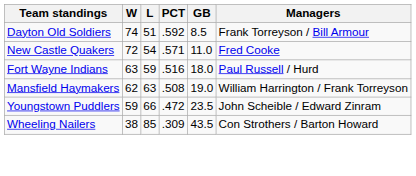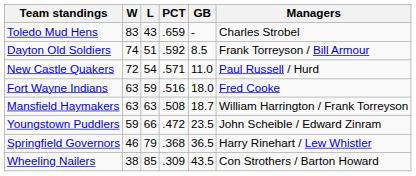+ row: (53, 32)
(249, 50) Fred Cooke -> (269, 69) Paul Russell / Hurd
(269, 69) Paul Russell / Hurd -> (250, 87) Fred Cooke
(131, 87) 62 -> (132, 106) 63
(202, 87) 19.0 -> (202, 106) 18.7
+ row: (64, 143)
